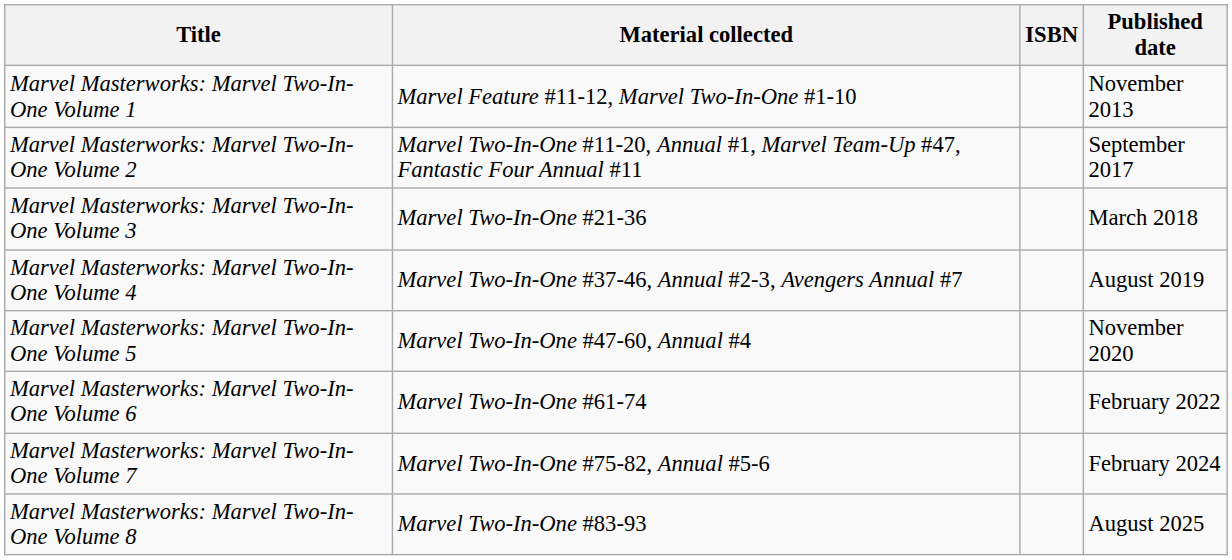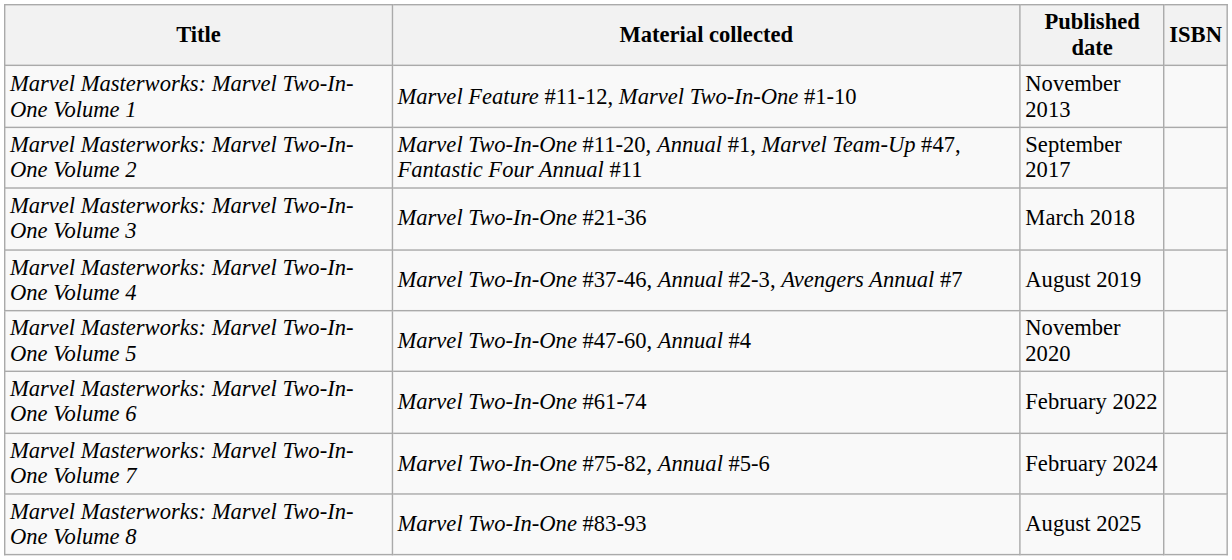columns swapped: (1155, 35) <-> (1052, 35)
